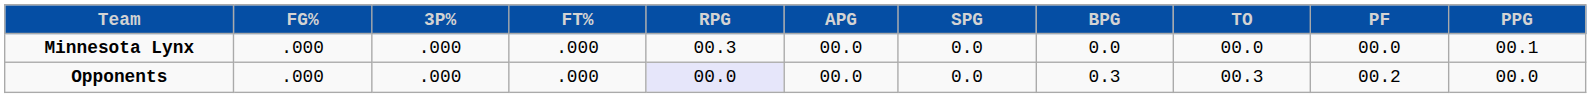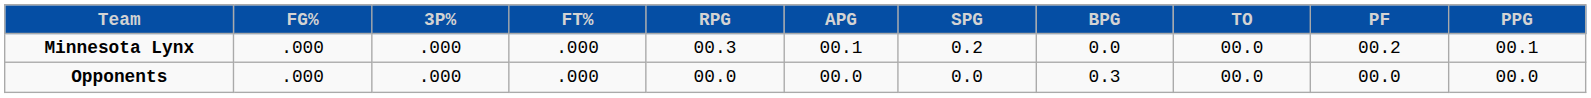(841, 48) 00.0 -> (841, 48) 00.1
(967, 48) 0.0 -> (967, 48) 0.2
(1379, 48) 00.0 -> (1379, 48) 00.2
(715, 77) lavender background -> (715, 77) no background
(1242, 77) 00.3 -> (1242, 77) 00.0
(1379, 77) 00.2 -> (1379, 77) 00.0
